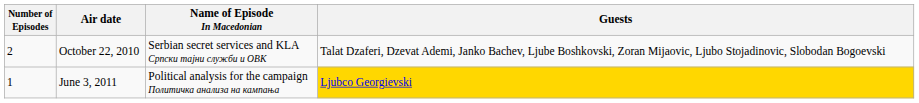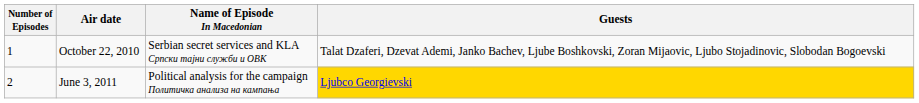(10, 51) 2 -> (10, 51) 1
(10, 82) 1 -> (10, 82) 2
